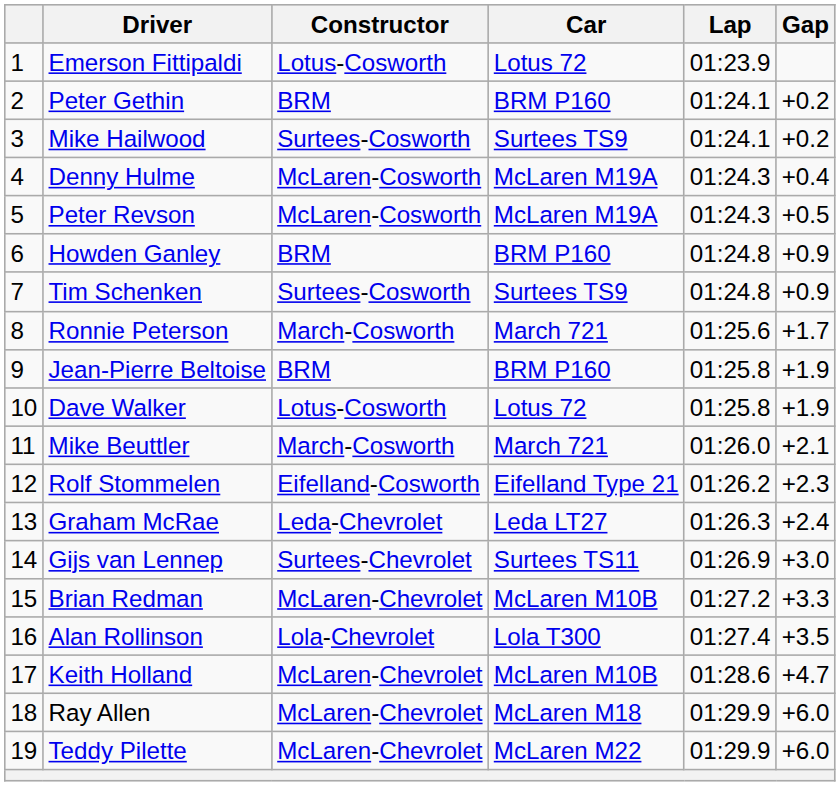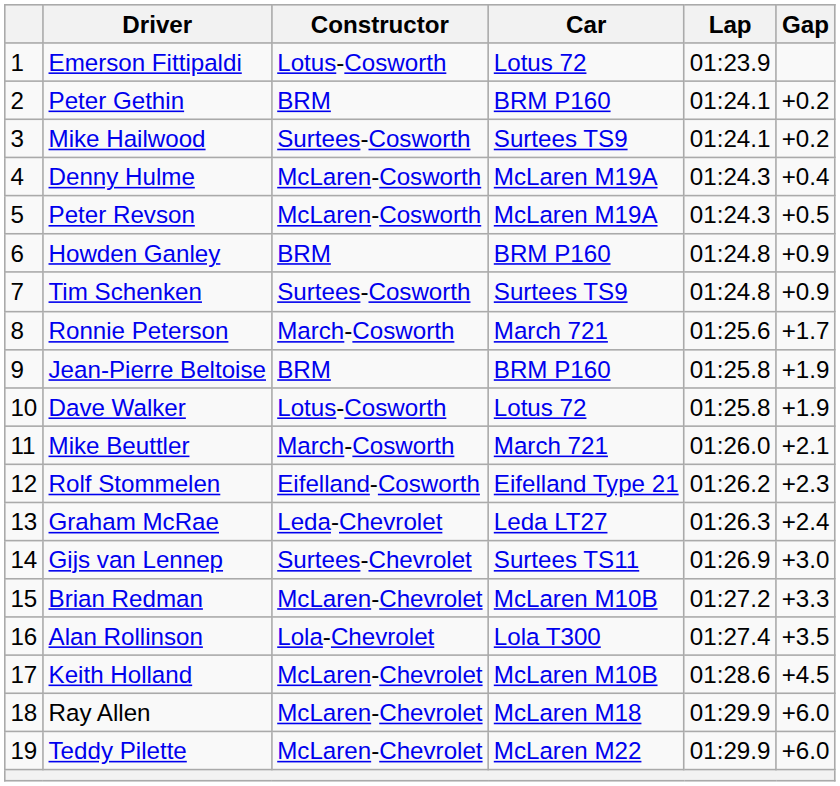(806, 675) +4.7 -> (806, 675) +4.5
